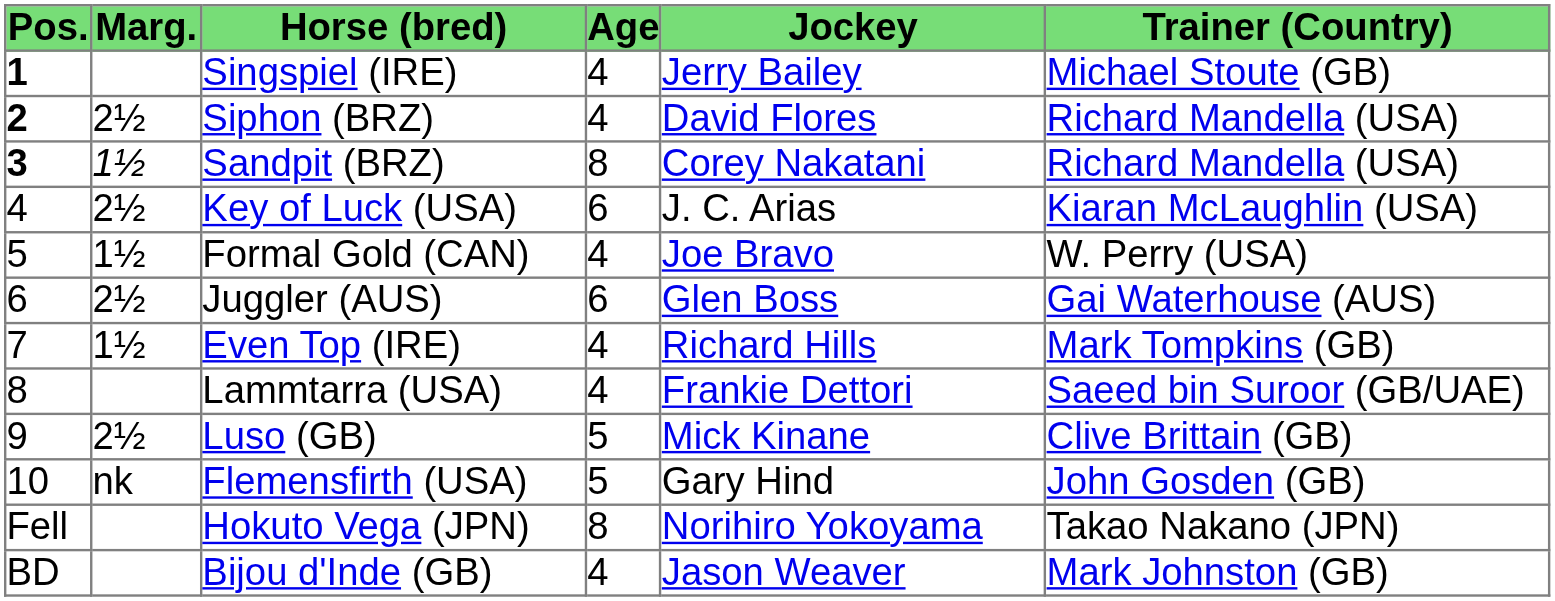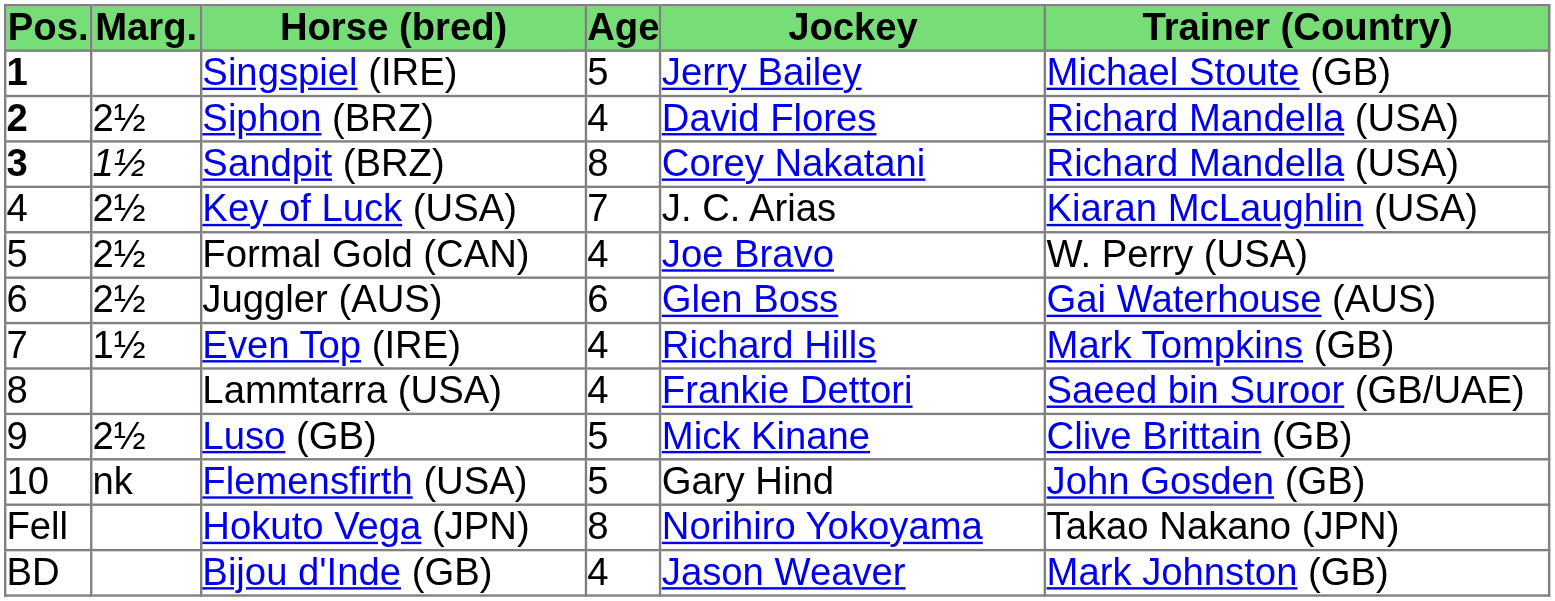(598, 72) 4 -> (598, 72) 5
(598, 208) 6 -> (598, 208) 7
(119, 254) 1½ -> (119, 254) 2½
